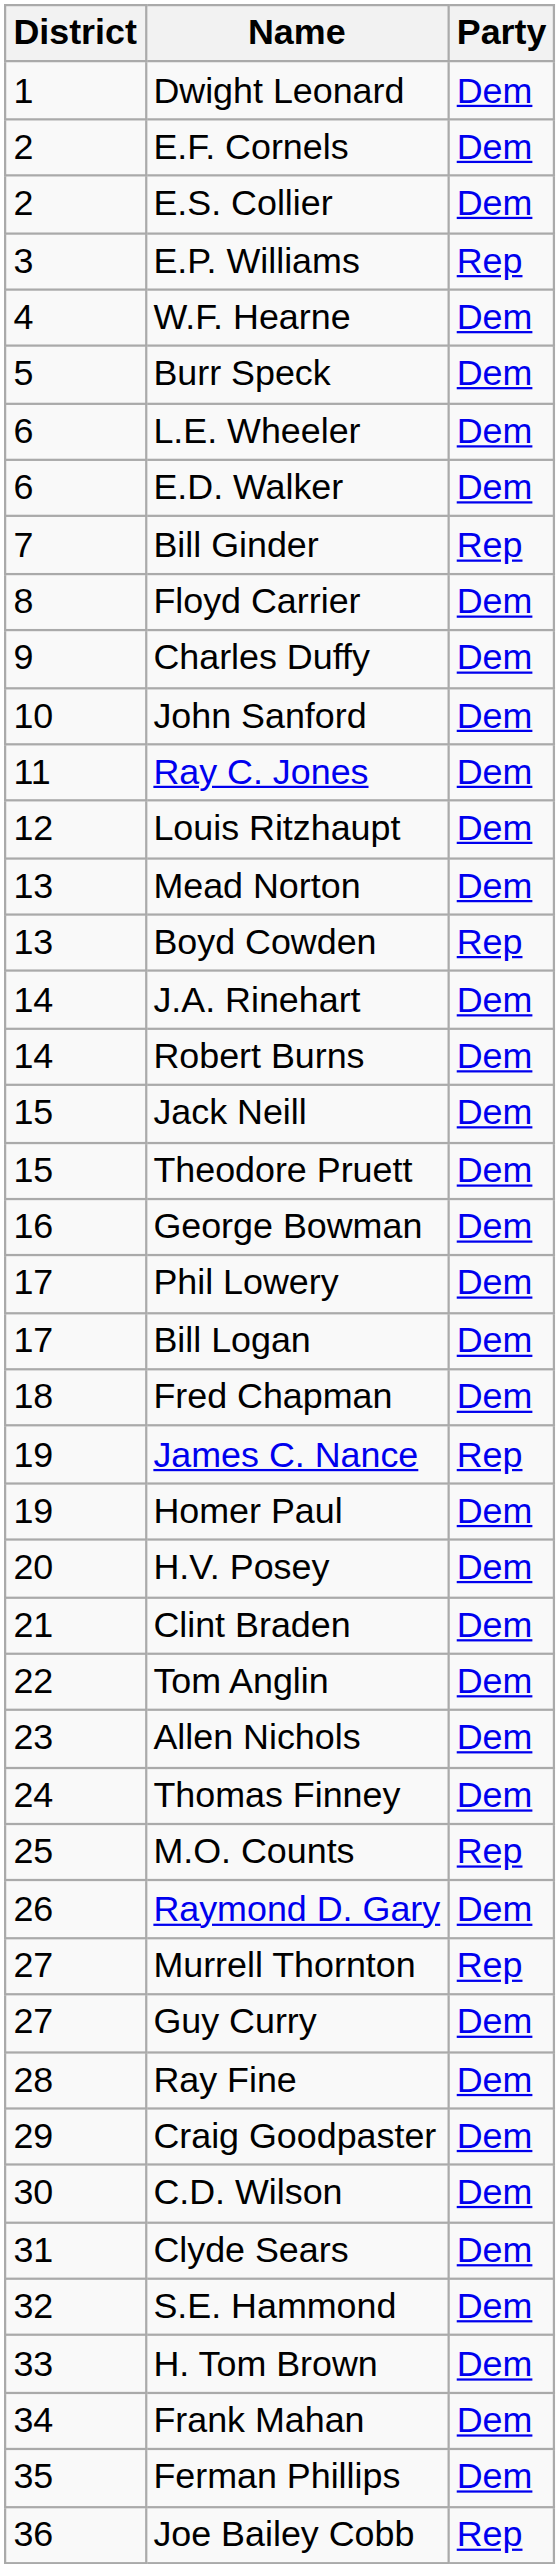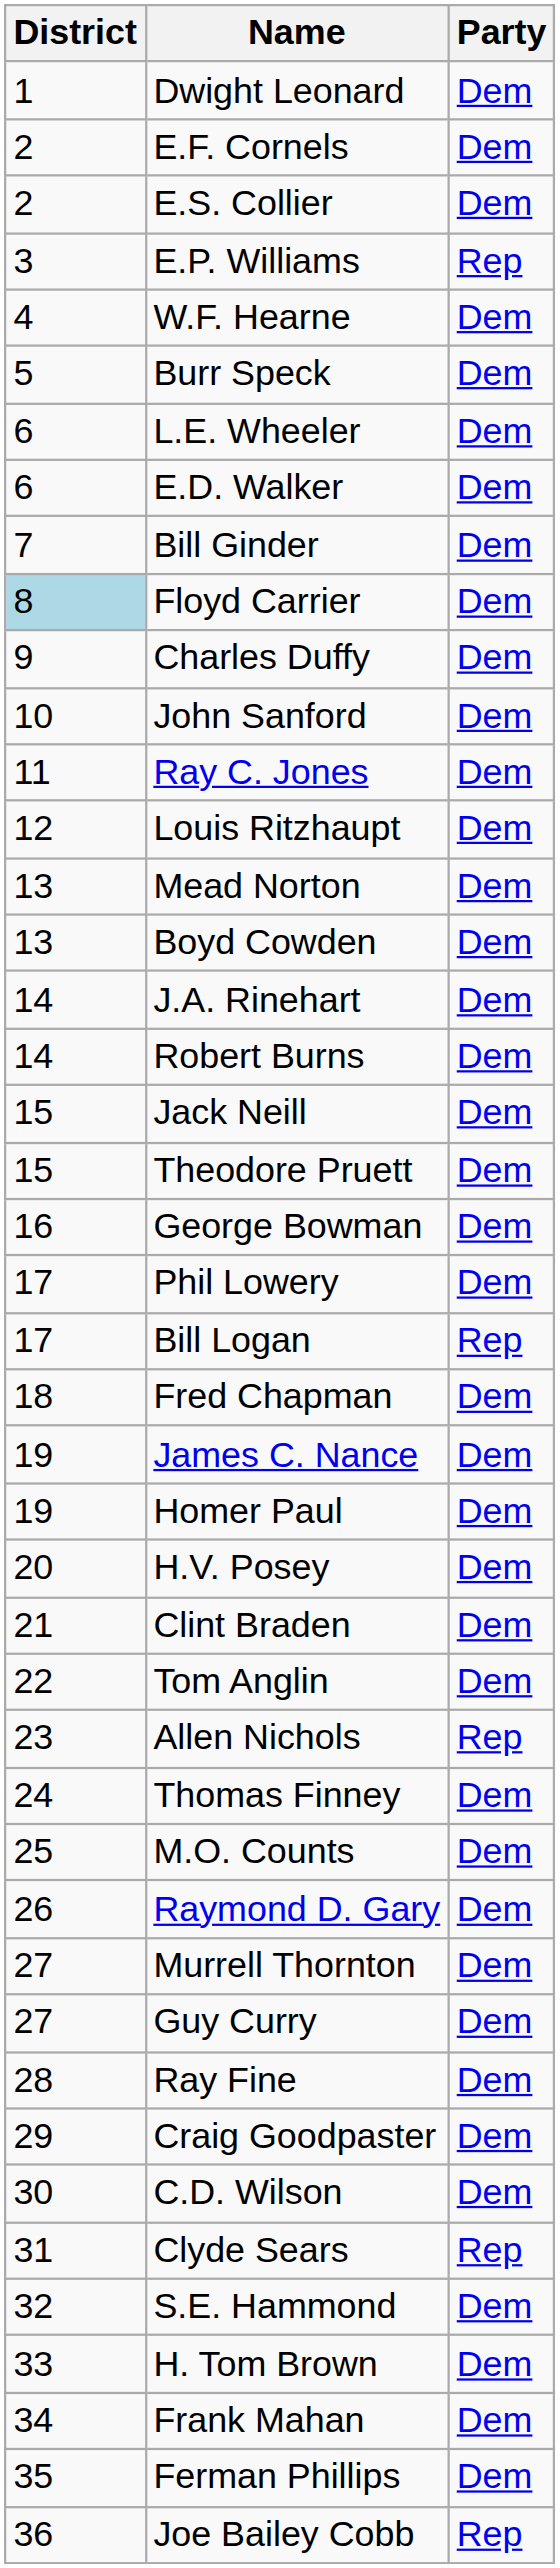(490, 544) Rep -> (495, 544) Dem
(23, 601) no background -> (23, 601) lightblue background
(490, 942) Rep -> (495, 942) Dem
(495, 1340) Dem -> (490, 1340) Rep
(490, 1453) Rep -> (495, 1453) Dem
(495, 1738) Dem -> (490, 1738) Rep
(490, 1851) Rep -> (495, 1851) Dem
(490, 1965) Rep -> (495, 1965) Dem
(495, 2249) Dem -> (490, 2249) Rep
